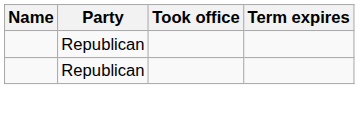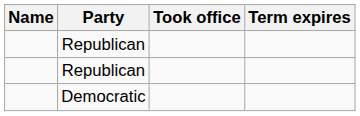+ row: (31, 97)
